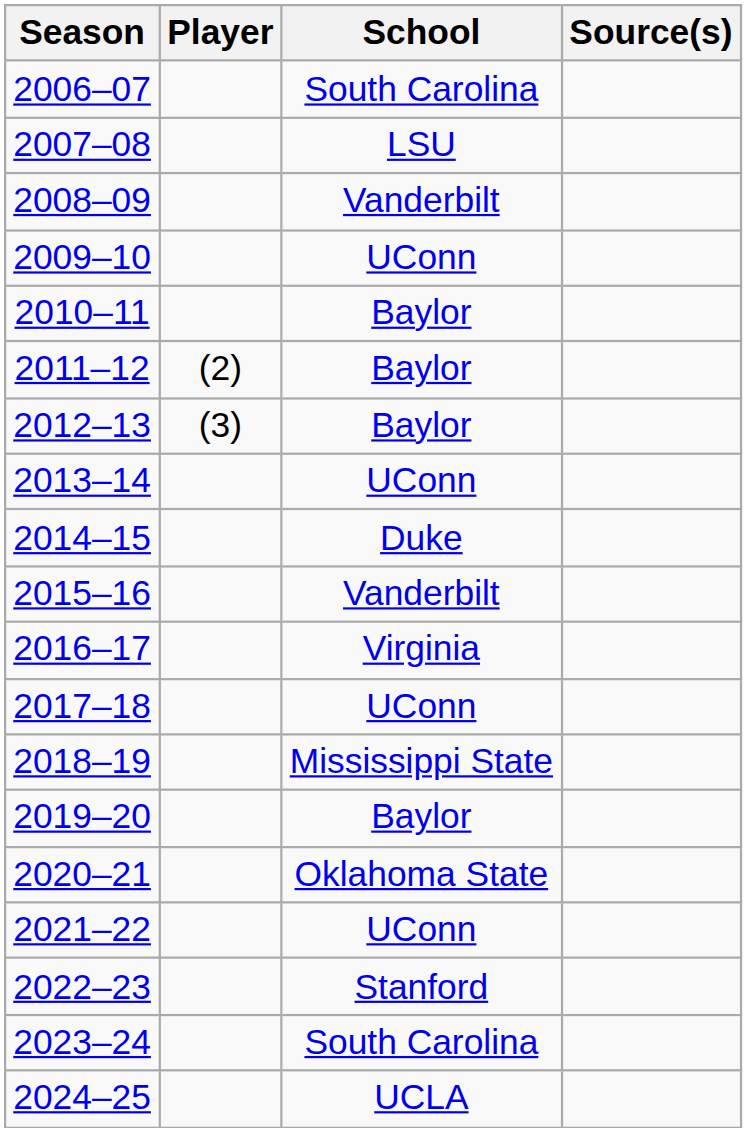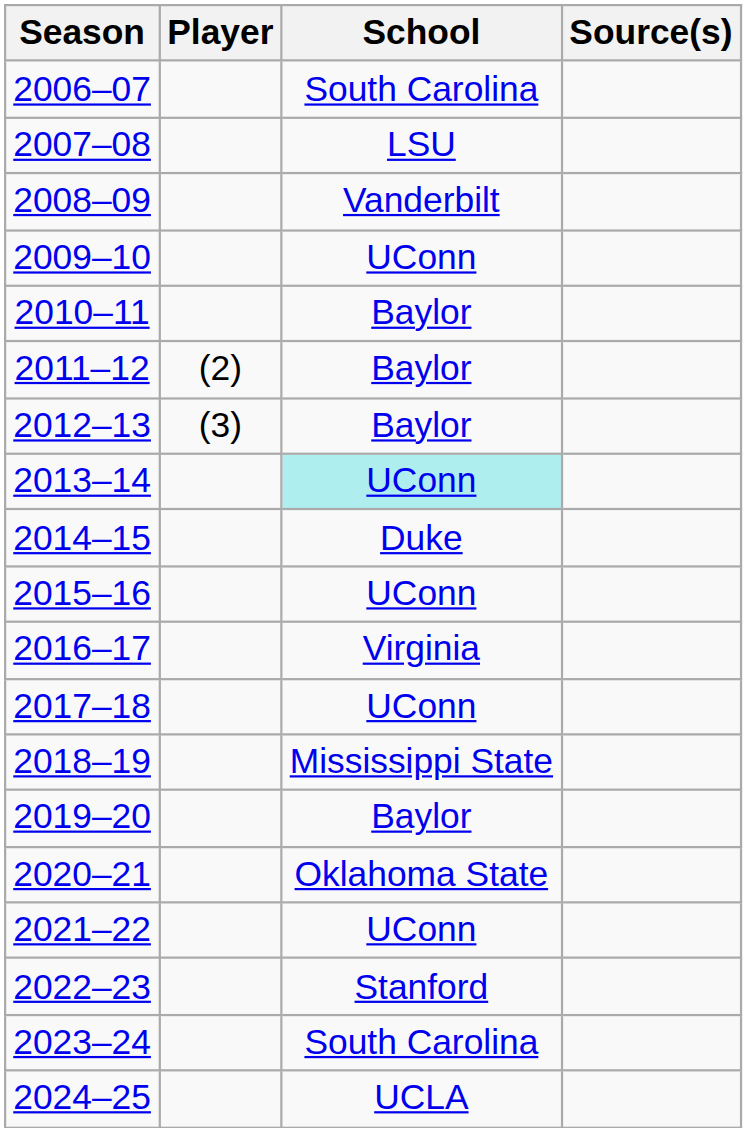(421, 481) no background -> (421, 481) paleturquoise background
(421, 593) Vanderbilt -> (421, 593) UConn
